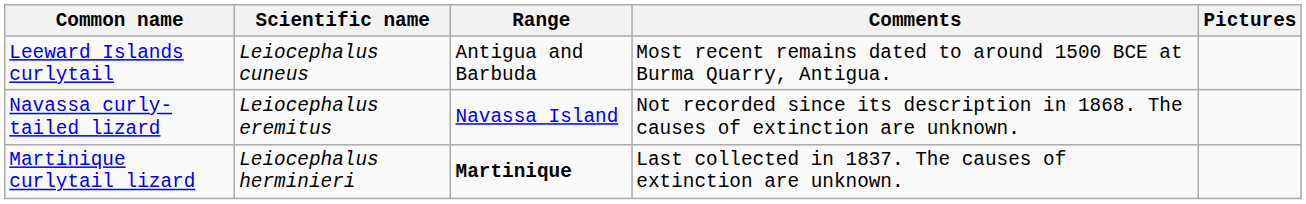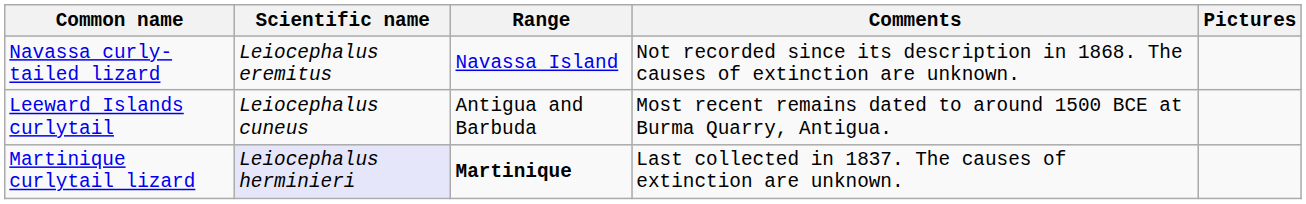rows swapped: (97, 63) <-> (91, 117)
(309, 171) no background -> (309, 171) lavender background
